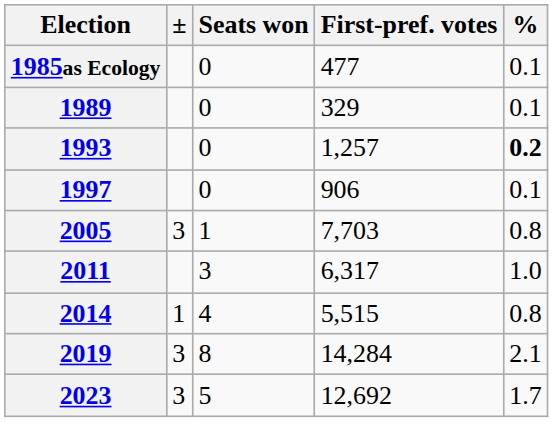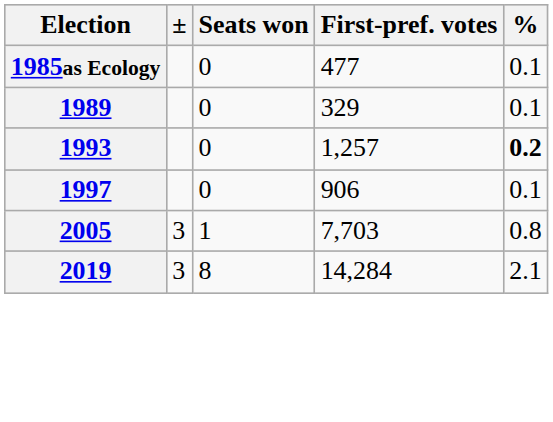- row: (86, 271)
- row: (86, 312)
- row: (86, 395)
